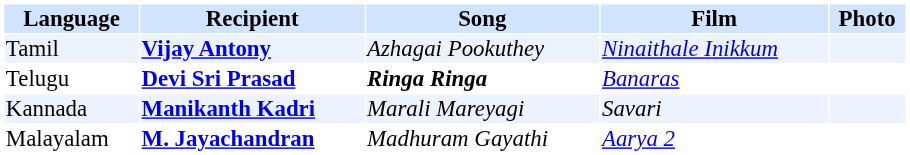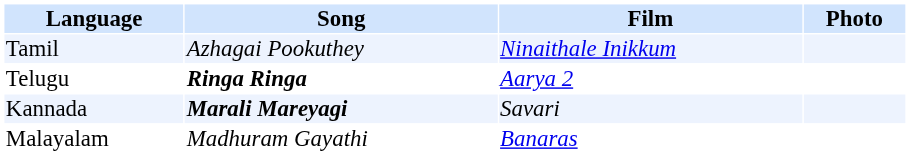- column: (252, 18)
(641, 78) Banaras -> (537, 78) Aarya 2
(446, 108) normal -> (267, 108) bold
(638, 138) Aarya 2 -> (539, 138) Banaras
